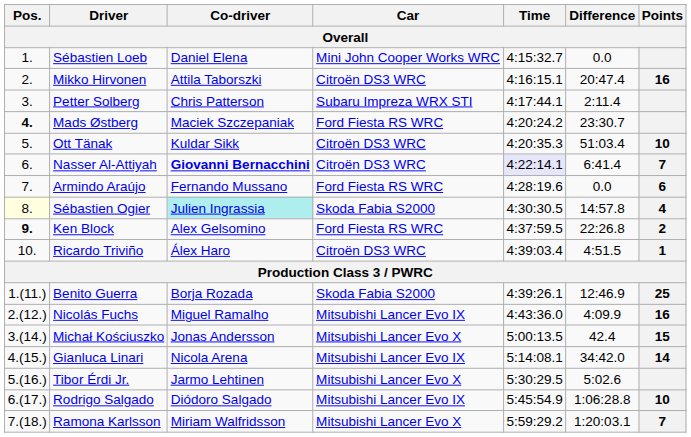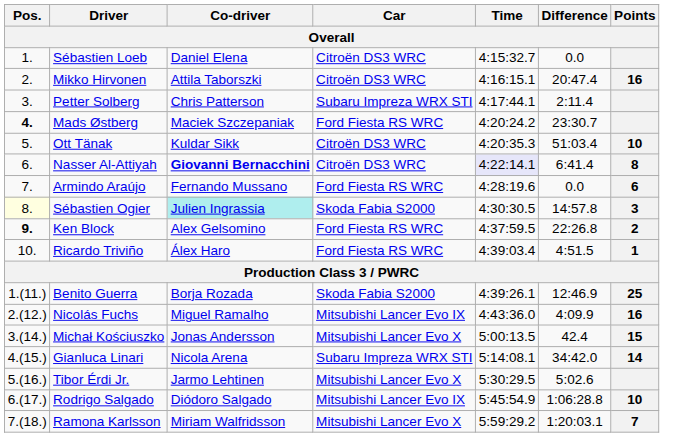(408, 58) Mini John Cooper Works WRC -> (371, 58) Citroën DS3 WRC
(662, 165) 7 -> (635, 165) 8
(662, 208) 4 -> (635, 208) 3
(371, 251) Citroën DS3 WRC -> (380, 251) Ford Fiesta RS WRC
(391, 358) Mitsubishi Lancer Evo IX -> (394, 358) Subaru Impreza WRX STI
